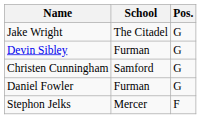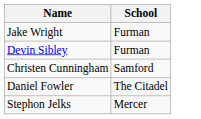- column: (183, 13)
(141, 31) The Citadel -> (132, 31) Furman
(132, 86) Furman -> (141, 86) The Citadel
